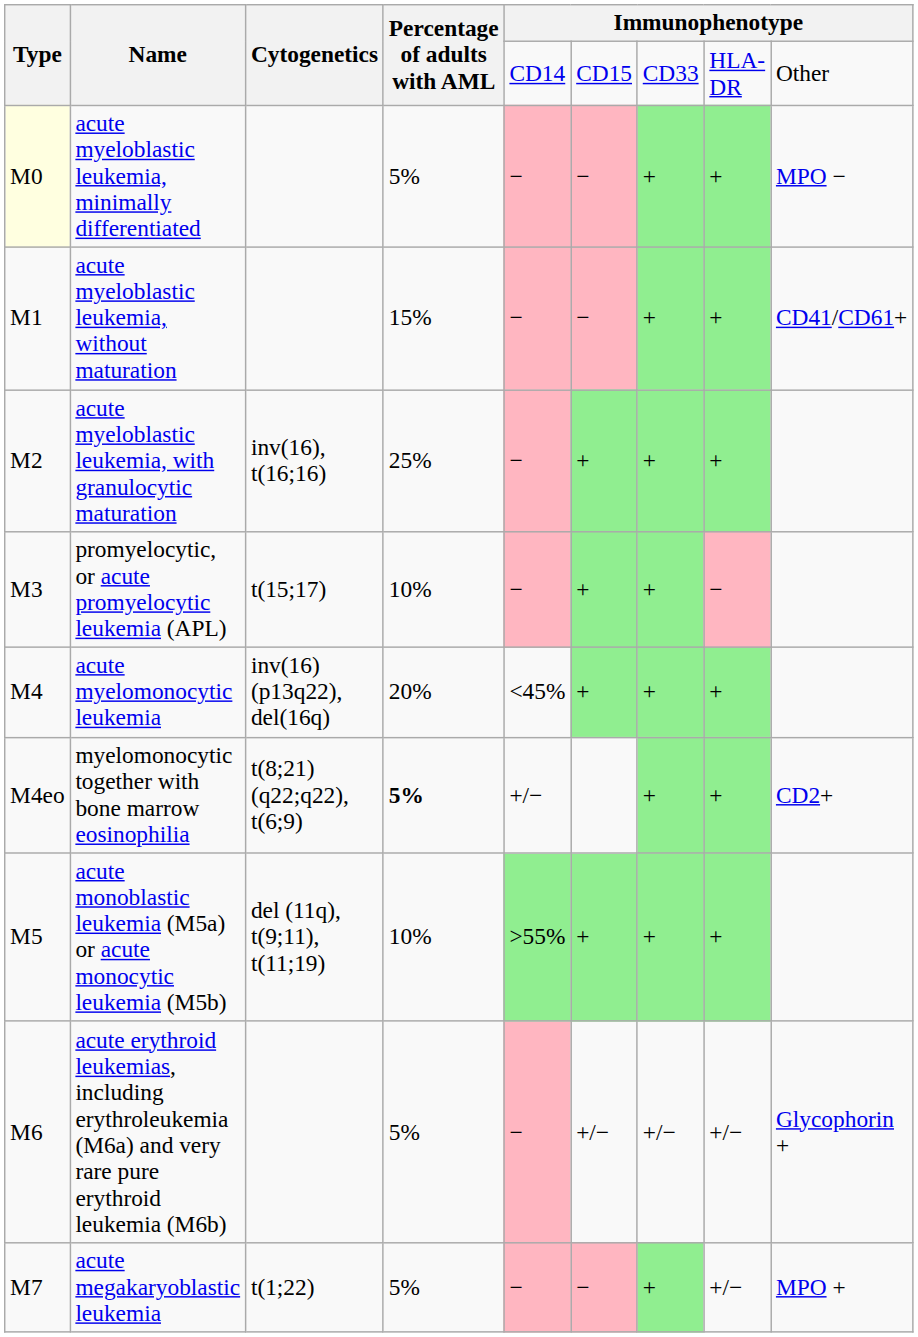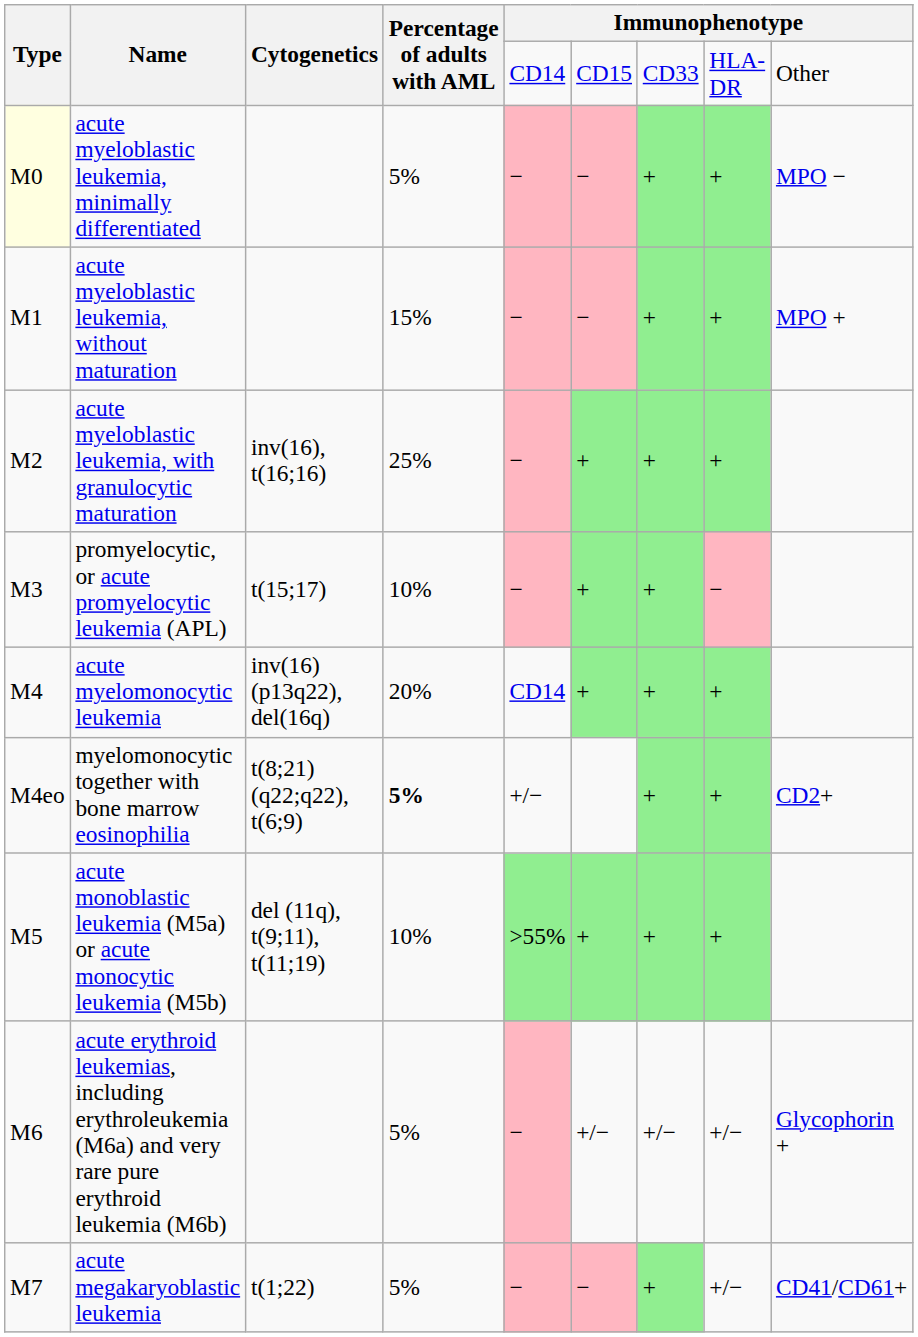(842, 318) CD41/CD61+ -> (811, 318) MPO +
(537, 692) <45% -> (537, 692) CD14
(811, 1287) MPO + -> (842, 1287) CD41/CD61+
